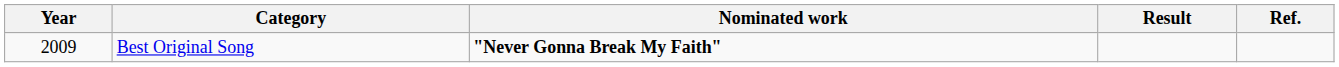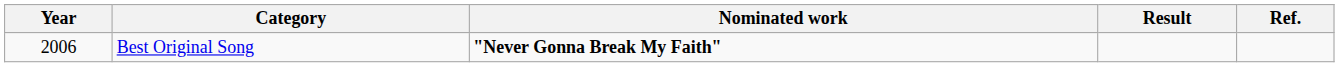(59, 47) 2009 -> (59, 47) 2006
